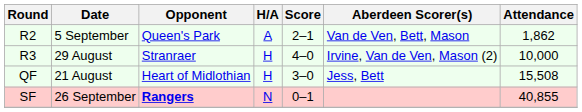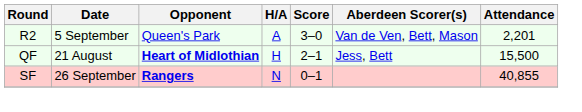(303, 35) 2–1 -> (311, 35) 3–0
(539, 35) 1,862 -> (519, 35) 2,201
- row: (28, 55)
(196, 76) normal -> (200, 55) bold
(303, 76) 3–0 -> (311, 55) 2–1
(539, 76) 15,508 -> (519, 55) 15,500
